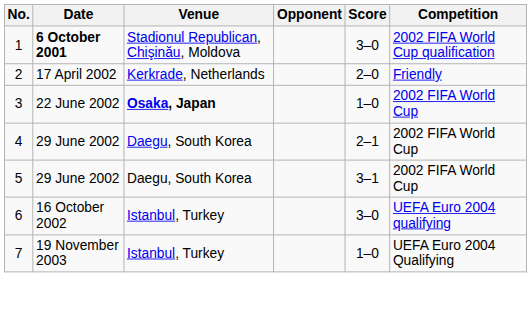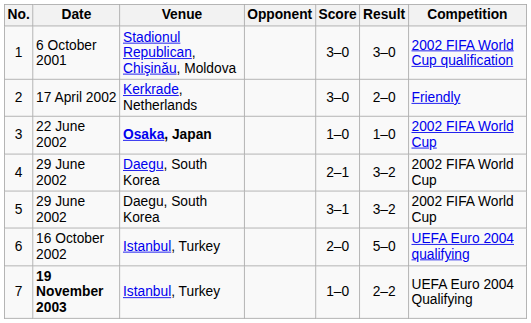+ column: (384, 15)
(68, 44) bold -> (66, 52) normal
(367, 74) 2–0 -> (338, 97) 3–0
(367, 216) 3–0 -> (338, 246) 2–0
(77, 253) normal -> (70, 292) bold
